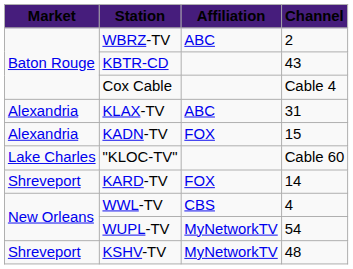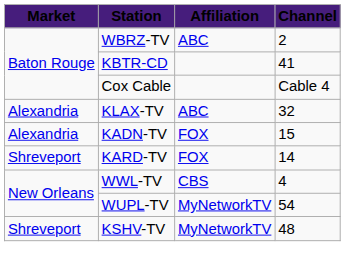(293, 63) 43 -> (287, 63) 41
(293, 110) 31 -> (287, 110) 32
- row: (140, 157)
